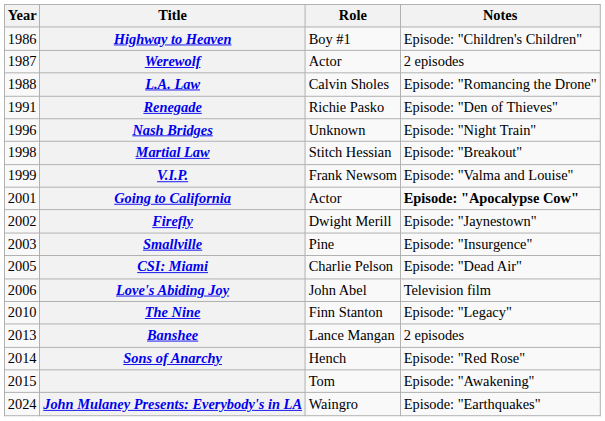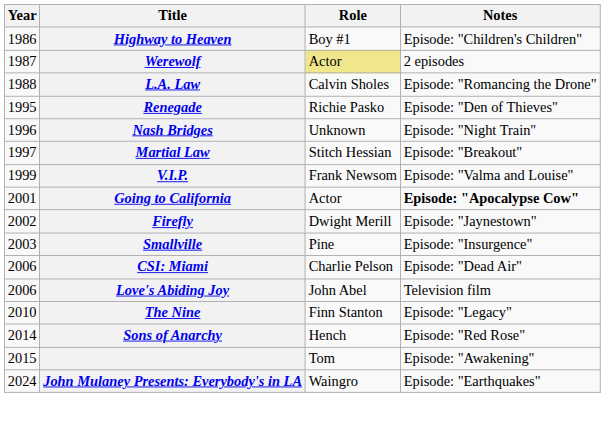(325, 61) no background -> (325, 61) khaki background
(22, 107) 1991 -> (22, 107) 1995
(22, 152) 1998 -> (22, 152) 1997
(22, 267) 2005 -> (22, 267) 2006
- row: (173, 335)
